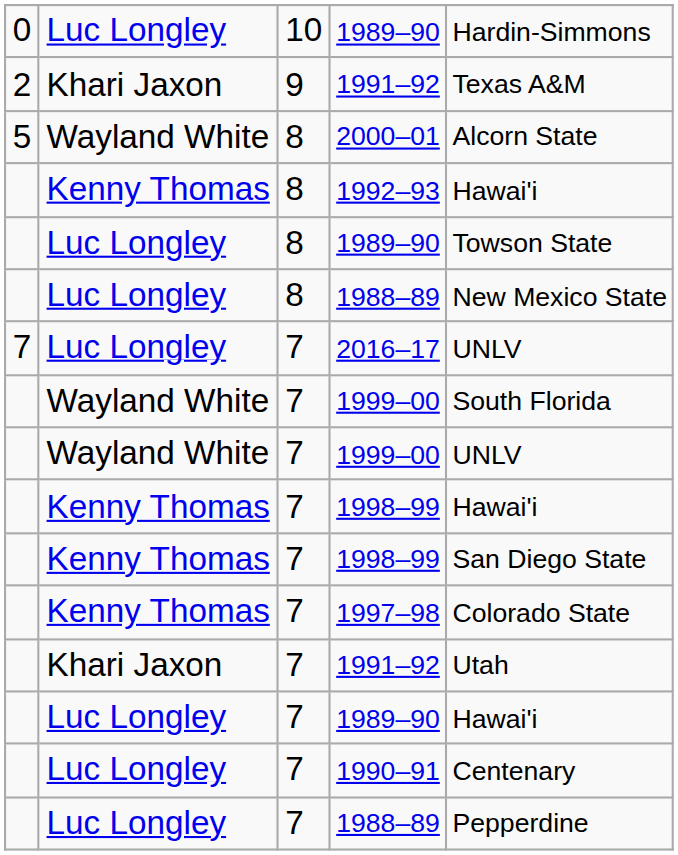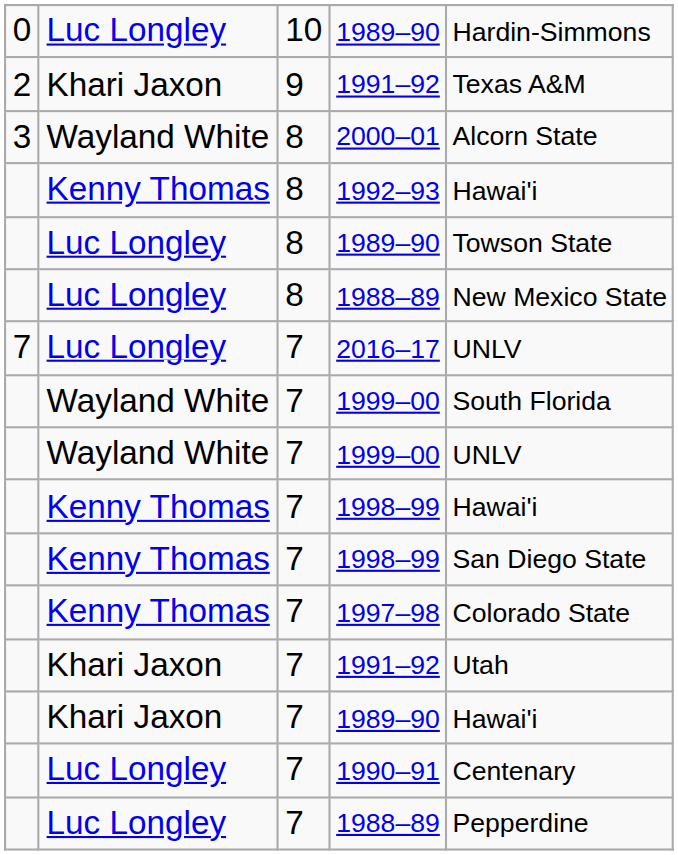(22, 136) 5 -> (22, 136) 3
(136, 717) Luc Longley -> (134, 717) Khari Jaxon
